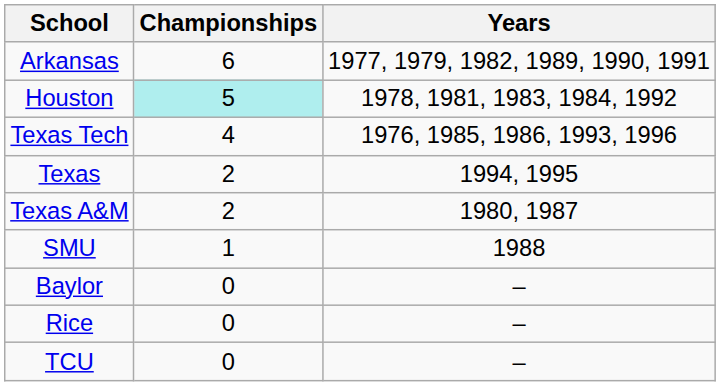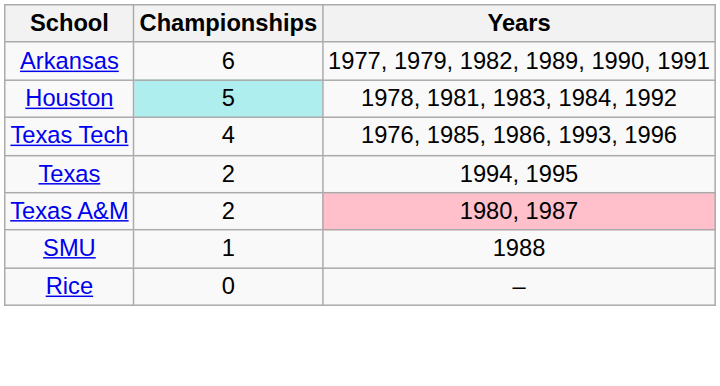(519, 211) no background -> (519, 211) pink background
- row: (69, 286)
- row: (69, 361)
